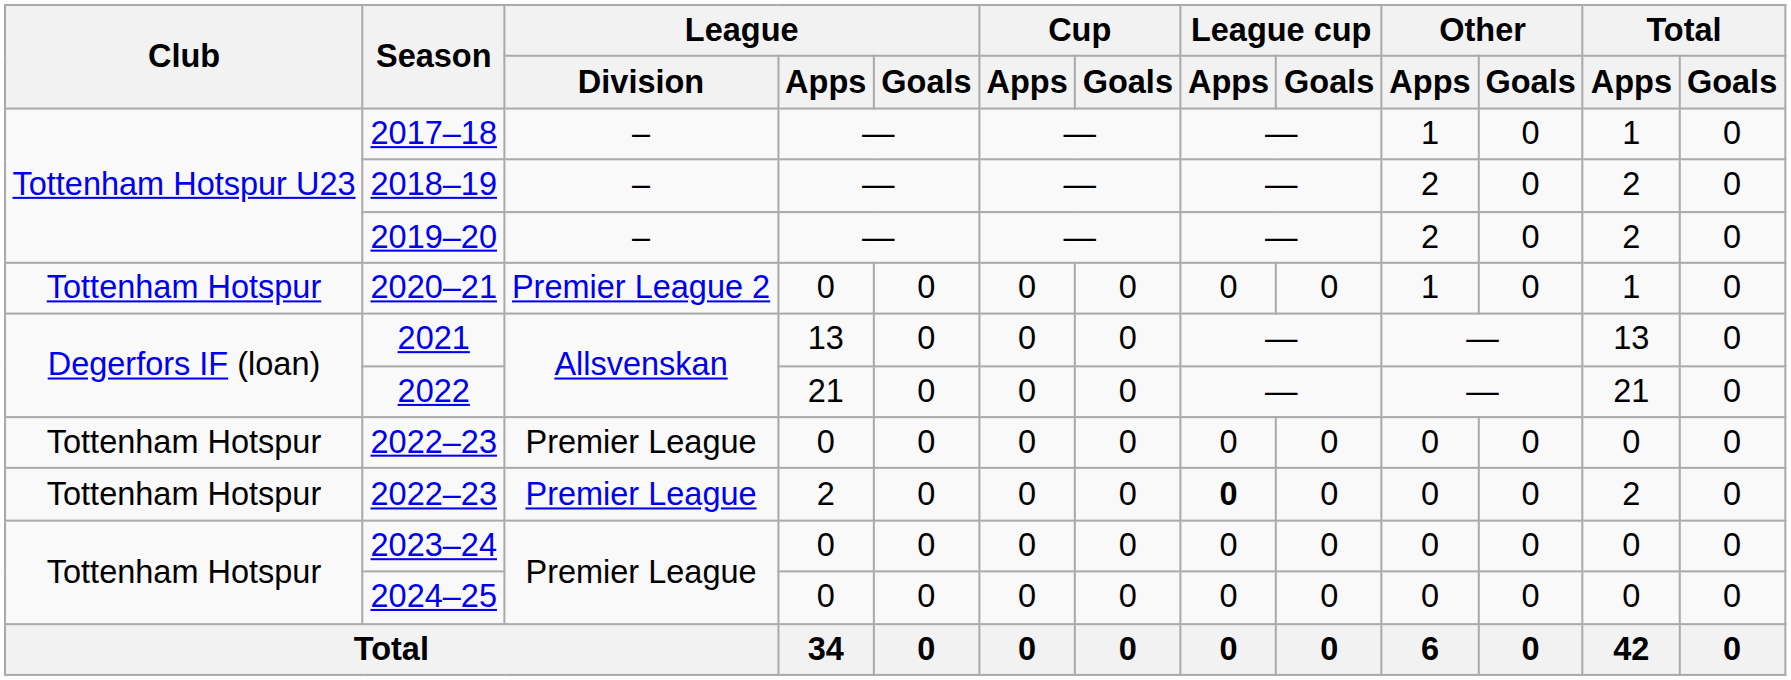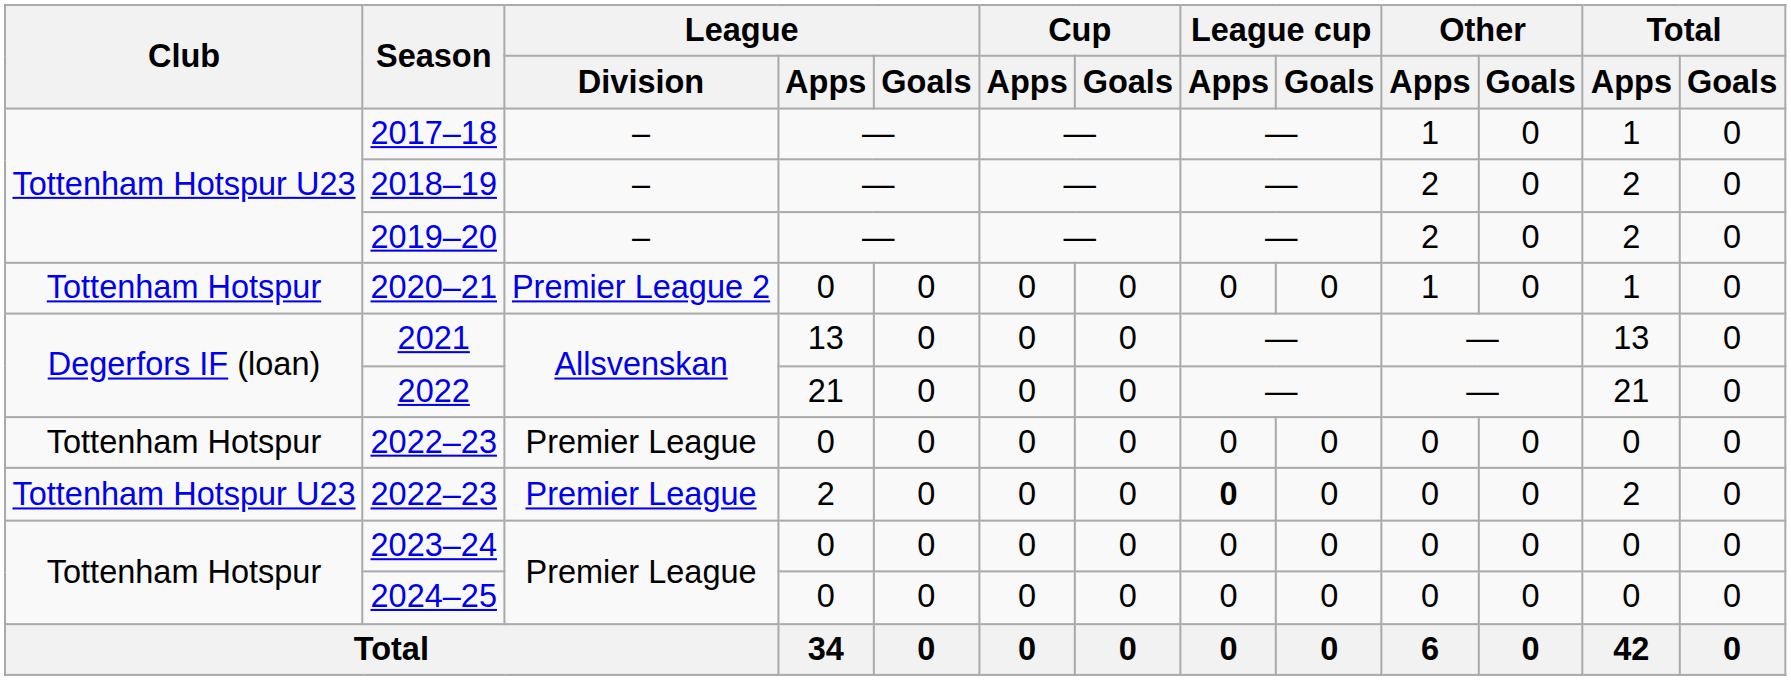(184, 493) Tottenham Hotspur -> (184, 493) Tottenham Hotspur U23
